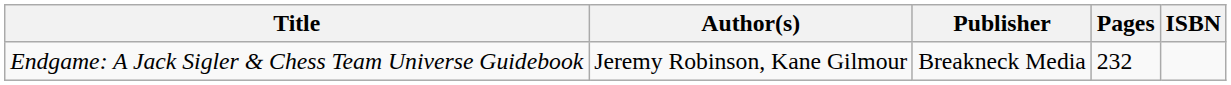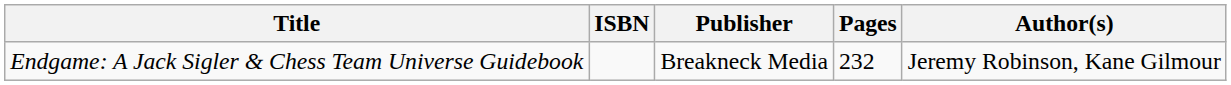columns swapped: (751, 23) <-> (1193, 23)
